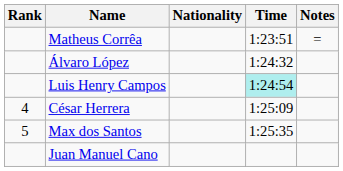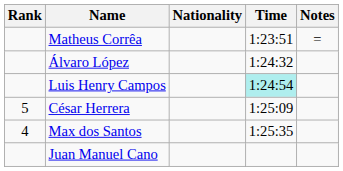(25, 108) 4 -> (25, 108) 5
(25, 131) 5 -> (25, 131) 4
